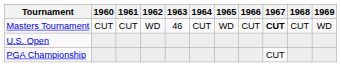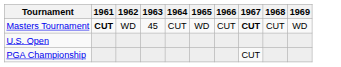- column: (104, 12)
(128, 26) normal -> (104, 26) bold
(177, 26) 46 -> (153, 26) 45
